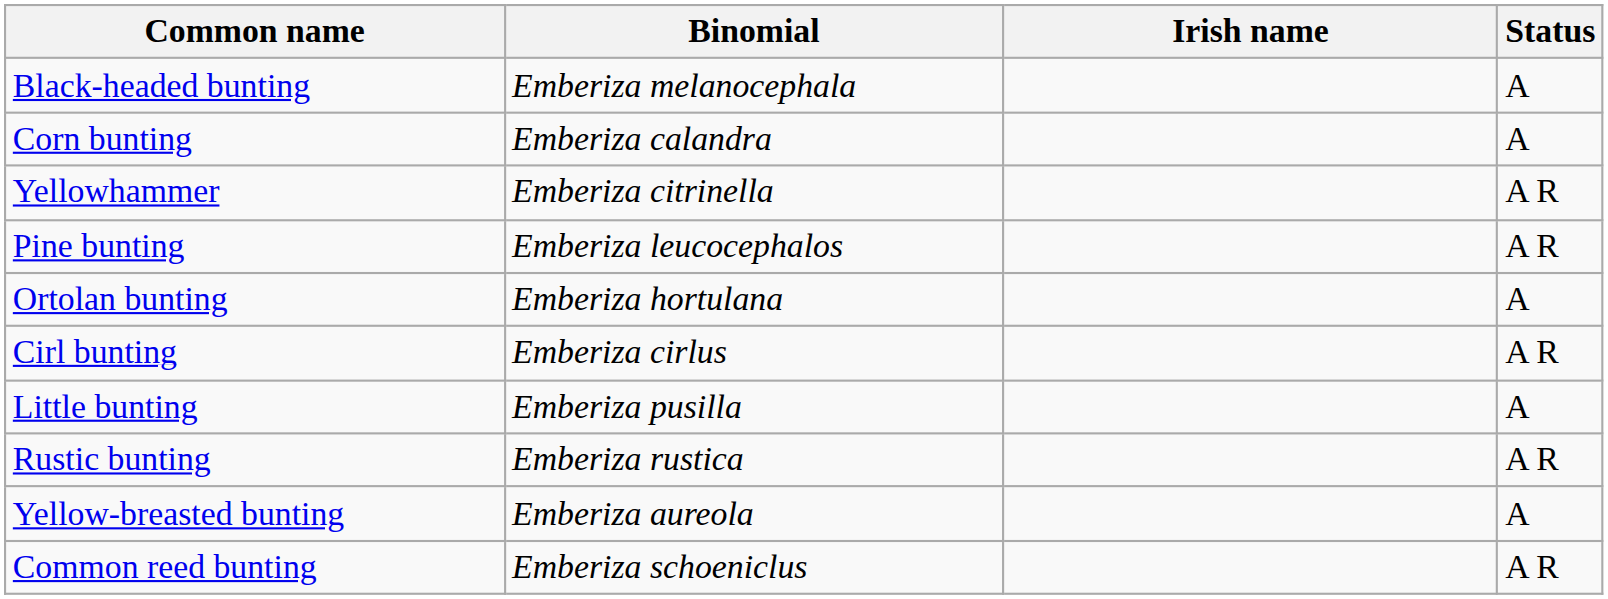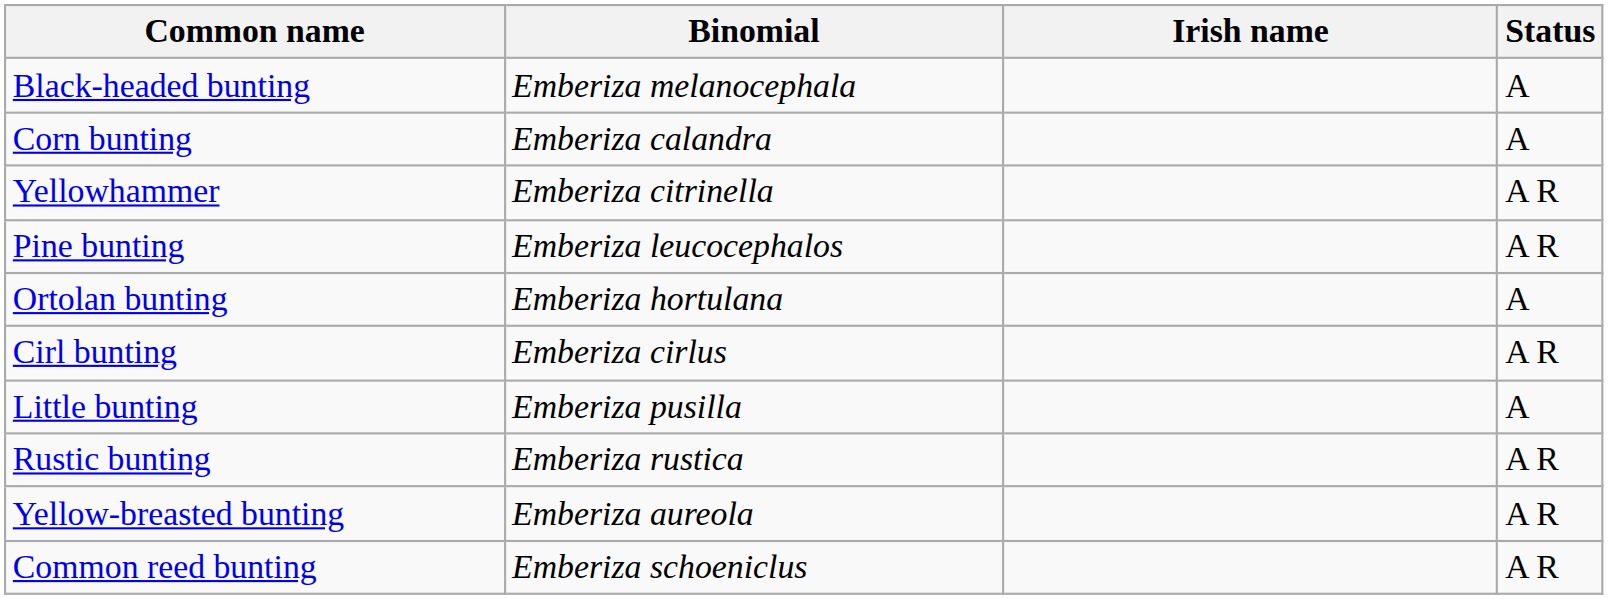(1517, 513) A -> (1532, 513) A R
